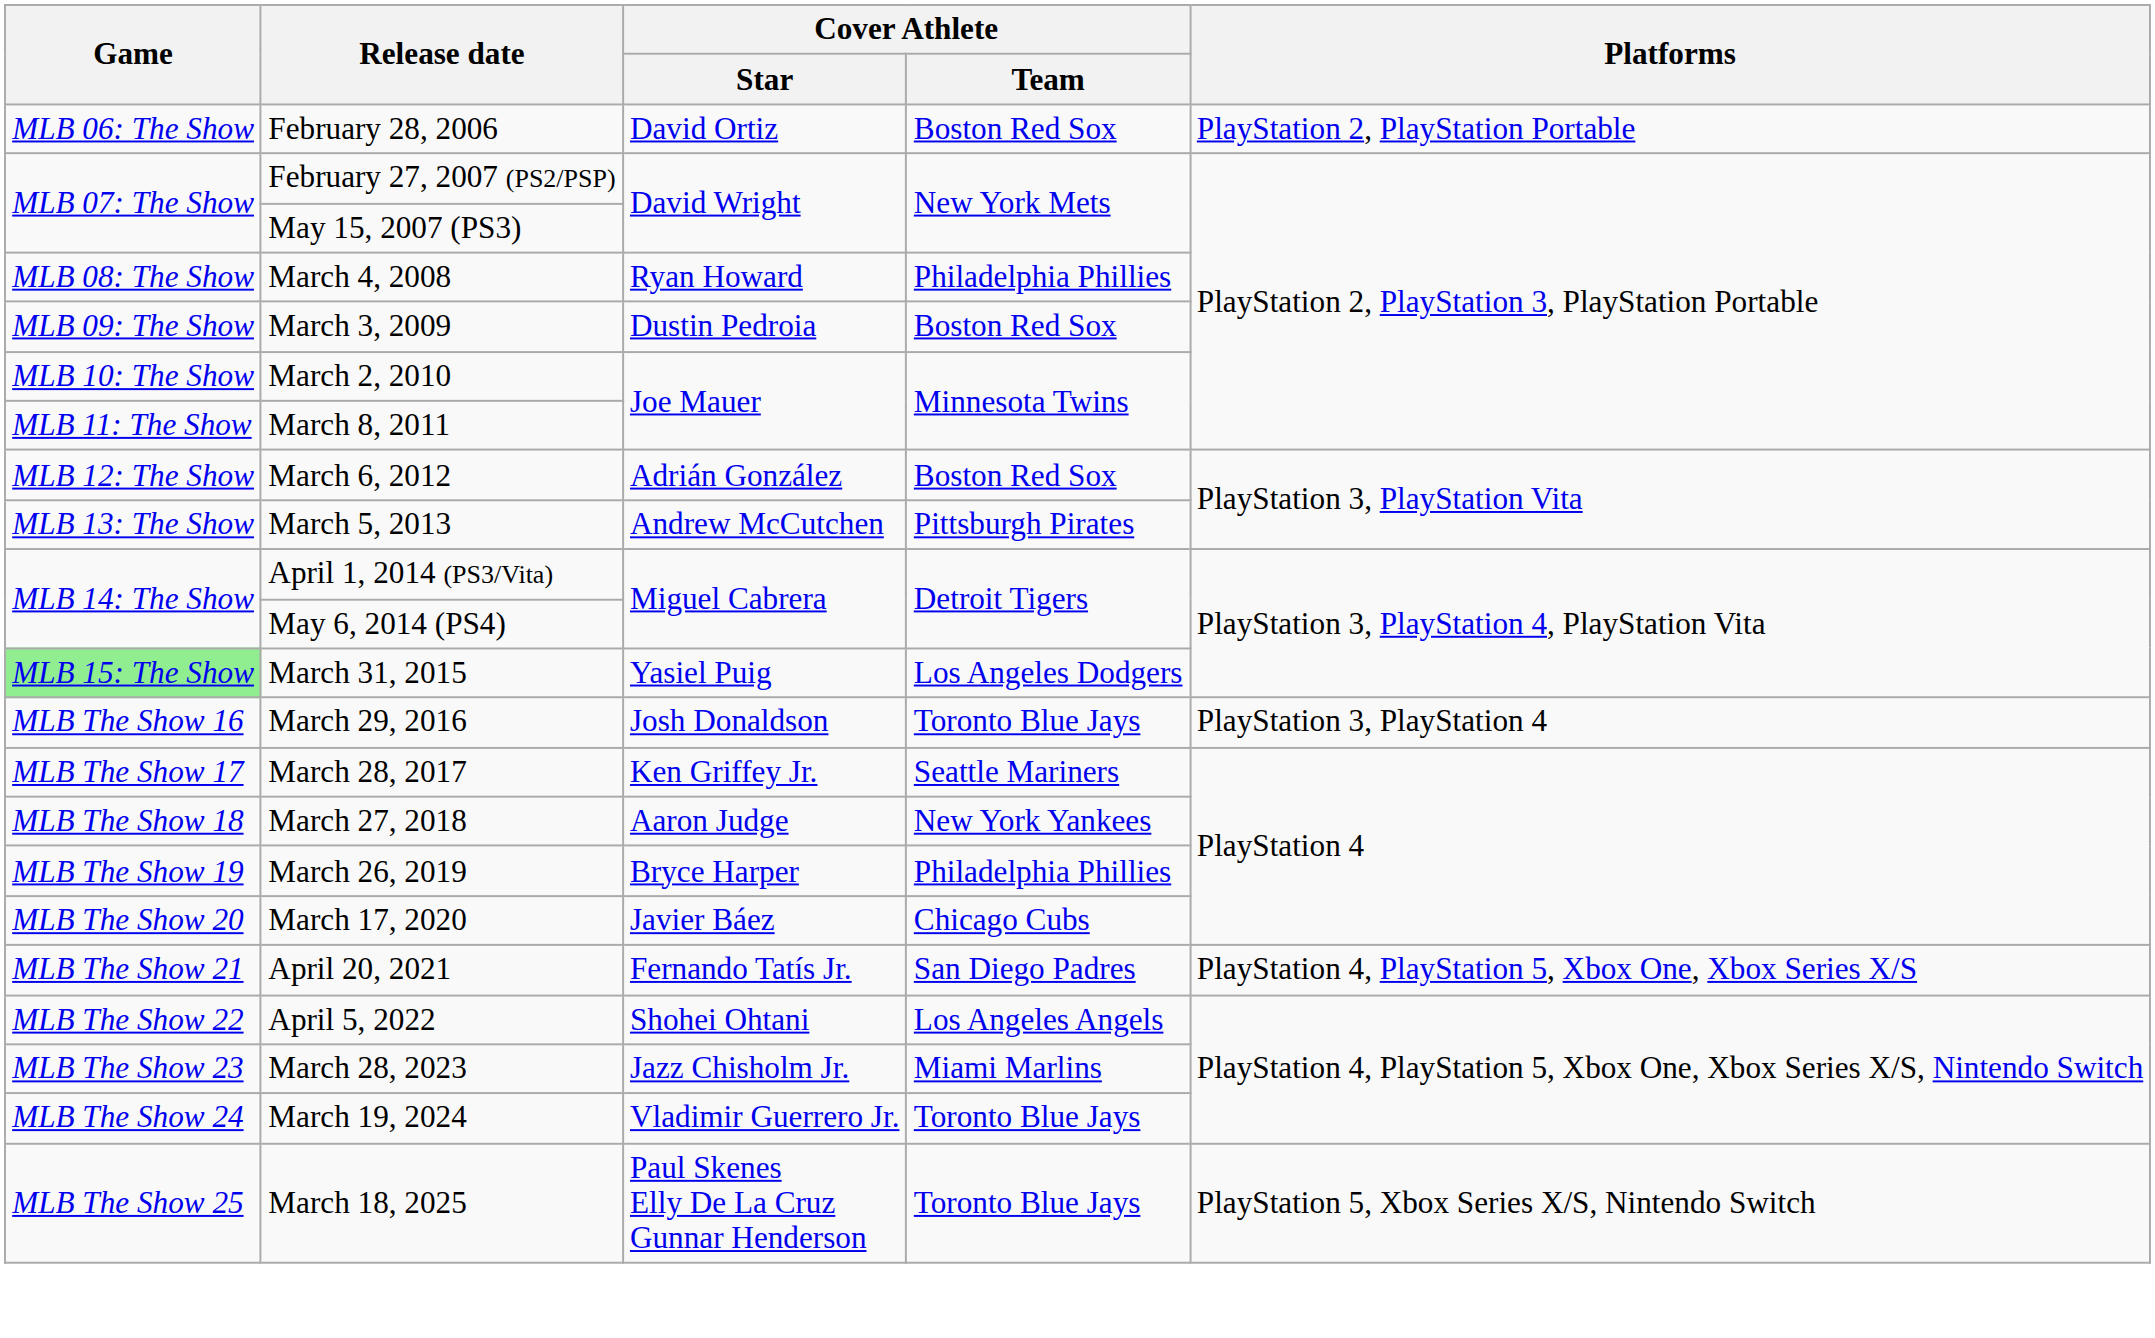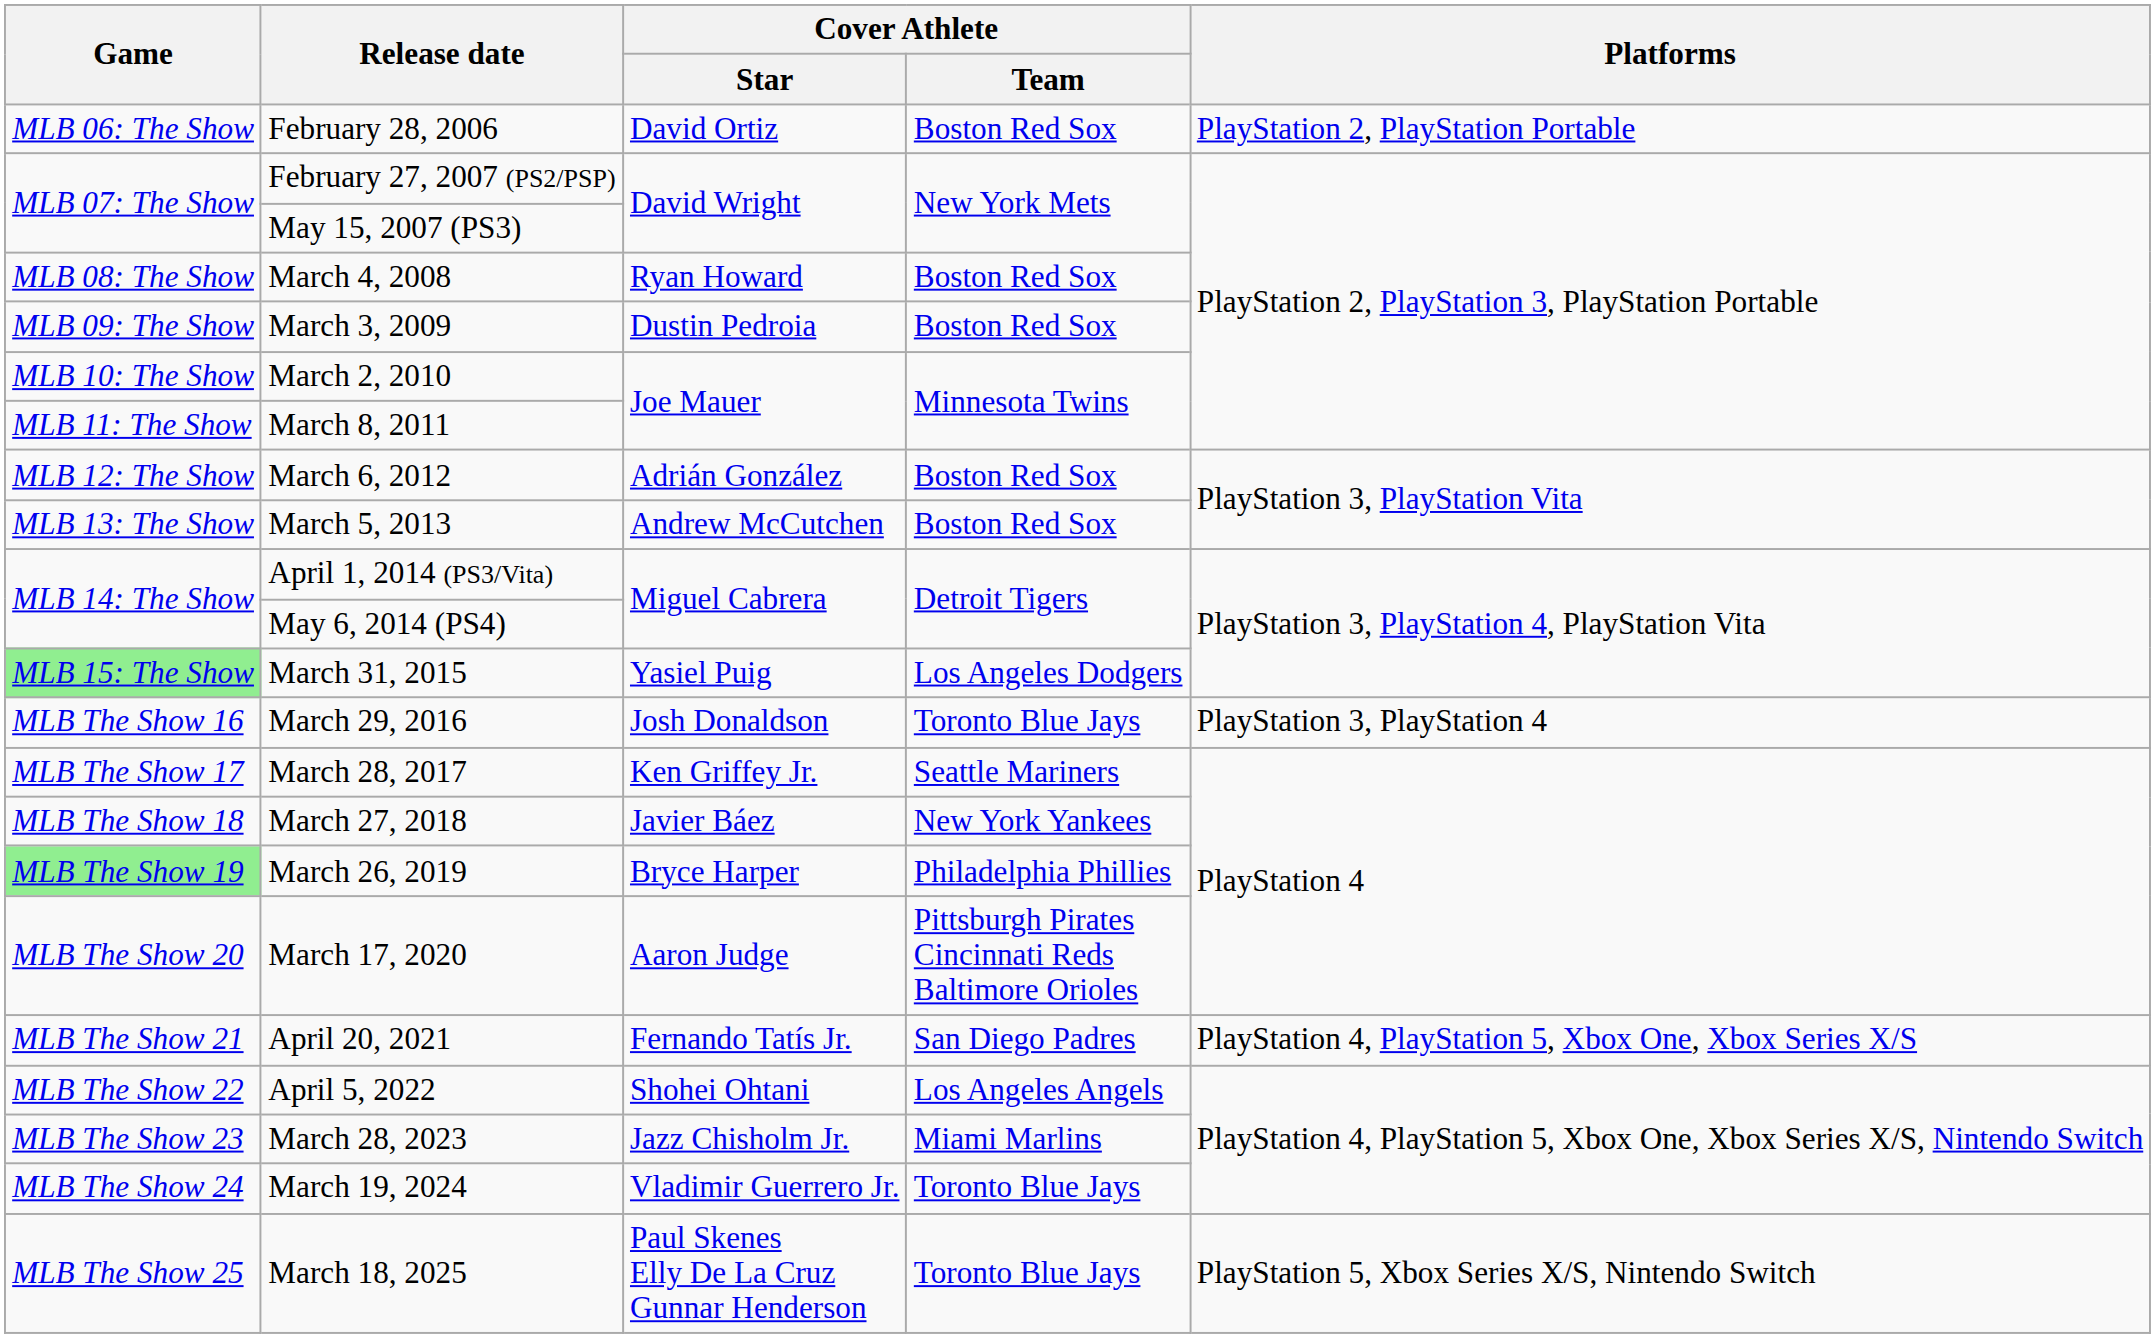(1043, 276) Philadelphia Phillies -> (1015, 276) Boston Red Sox
(1024, 524) Pittsburgh Pirates -> (1015, 524) Boston Red Sox
(709, 820) Aaron Judge -> (702, 820) Javier Báez
(128, 870) no background -> (128, 870) lightgreen background
(702, 919) Javier Báez -> (709, 955) Aaron Judge
(1002, 919) Chicago Cubs -> (1026, 955) Pittsburgh Pirates Cincinnati Reds Baltimore Orioles
